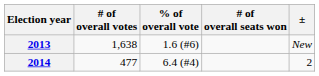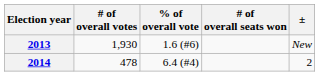(124, 44) 1,638 -> (124, 44) 1,930
(129, 62) 477 -> (129, 62) 478
